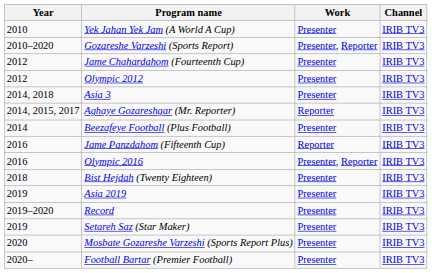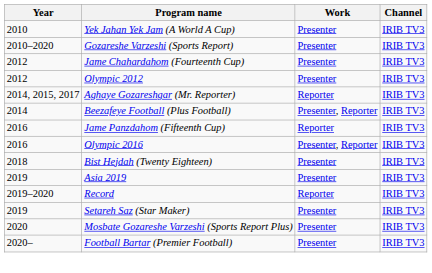(338, 45) Presenter, Reporter -> (317, 45) Presenter
- row: (97, 95)
(317, 128) Presenter -> (338, 111) Presenter, Reporter
(317, 210) Presenter -> (316, 194) Reporter
